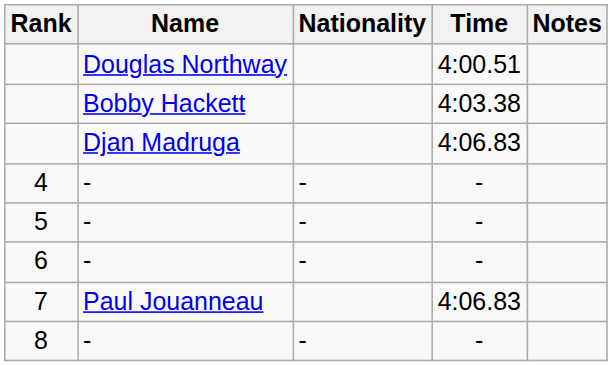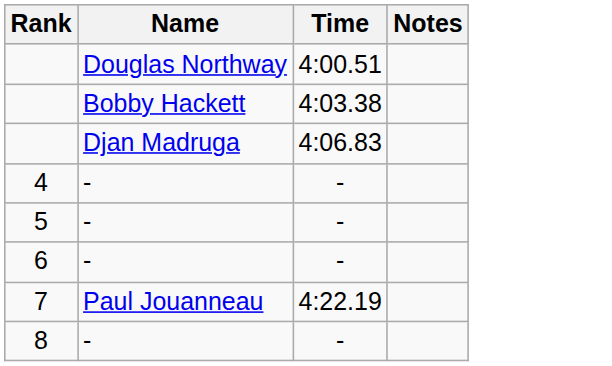- column: (362, 24)
(479, 301) 4:06.83 -> (340, 301) 4:22.19
